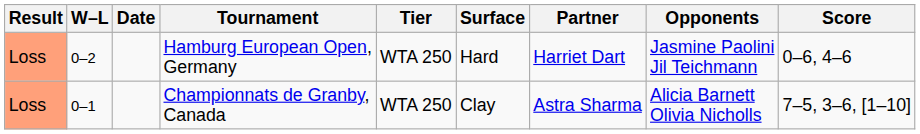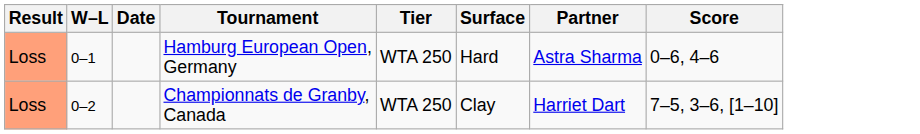- column: (712, 18)
(83, 57) 0–2 -> (83, 57) 0–1
(579, 56) Harriet Dart -> (588, 56) Astra Sharma
(83, 105) 0–1 -> (83, 105) 0–2
(588, 104) Astra Sharma -> (579, 104) Harriet Dart
